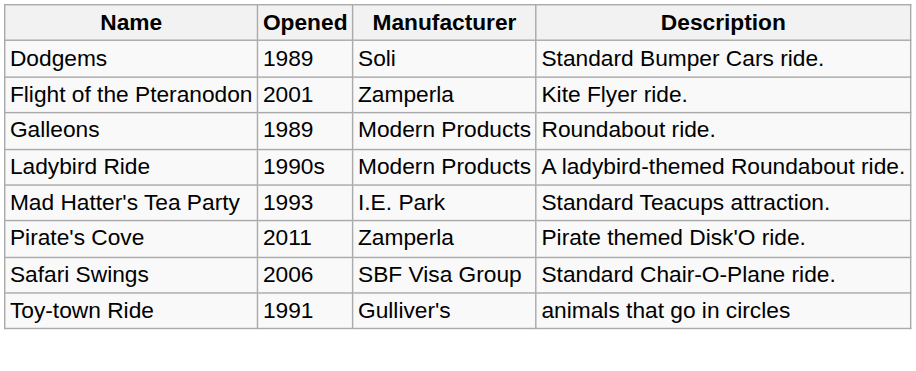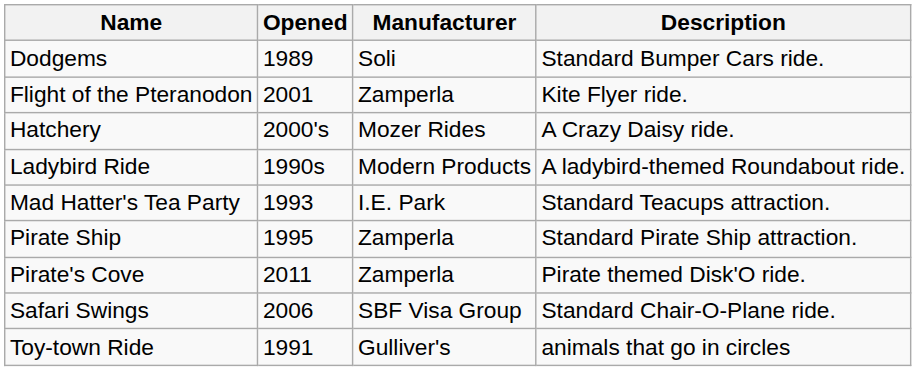- row: (55, 130)
+ row: (55, 130)
+ row: (66, 238)
